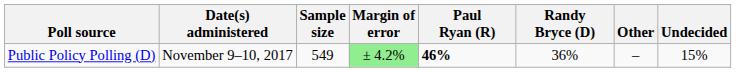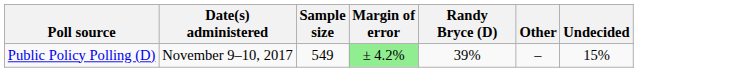- column: (467, 24)
(565, 55) 36% -> (467, 55) 39%
